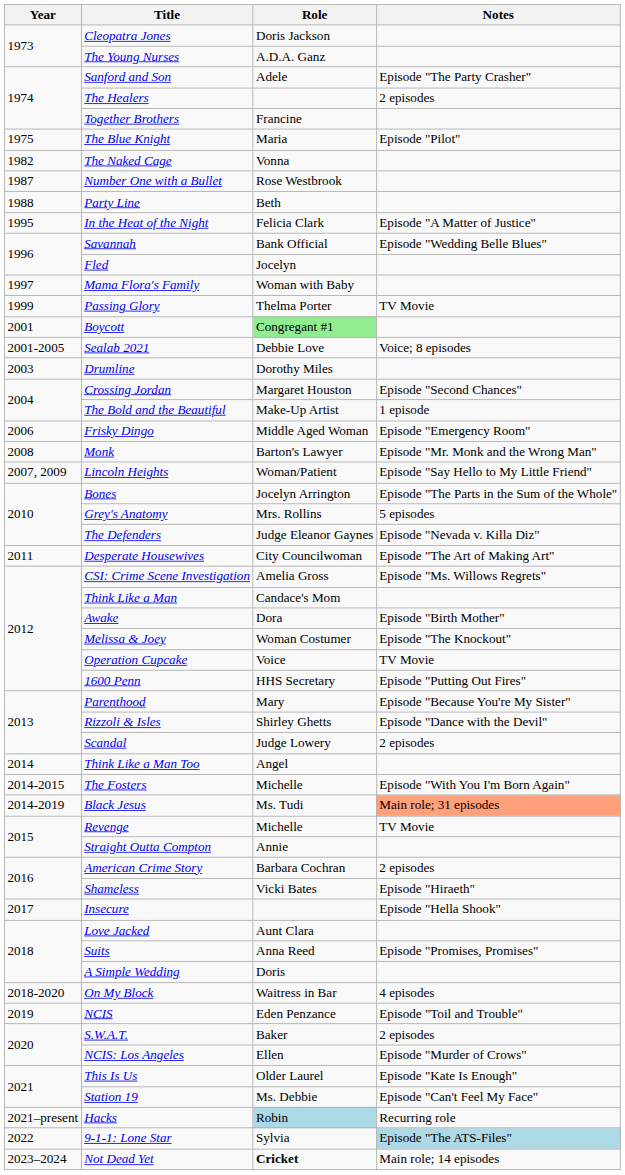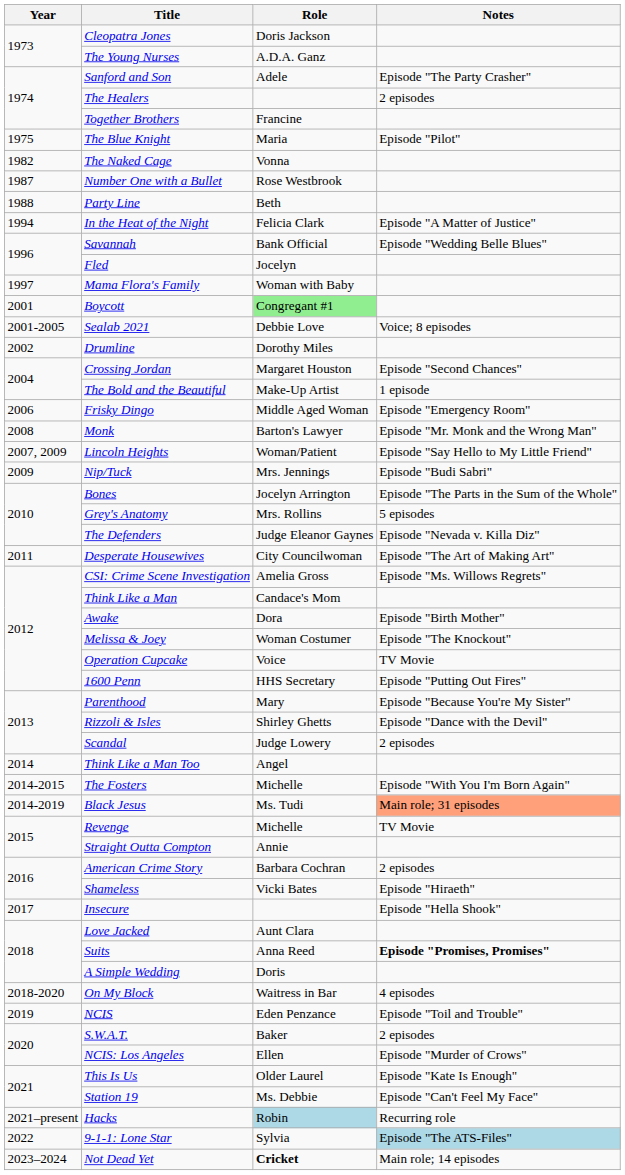(21, 222) 1995 -> (21, 222) 1994
- row: (122, 306)
(21, 368) 2003 -> (21, 347) 2002
+ row: (108, 472)
(459, 951) normal -> (465, 951) bold
